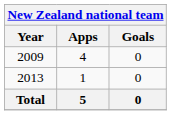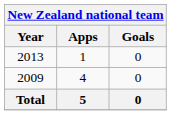rows swapped: (30, 57) <-> (30, 78)
